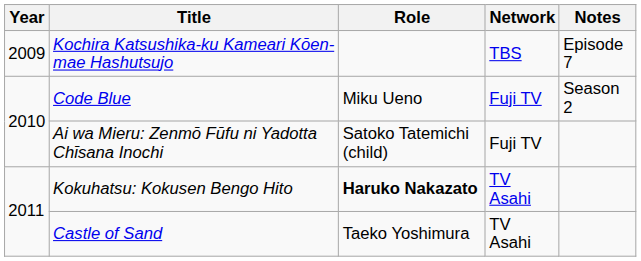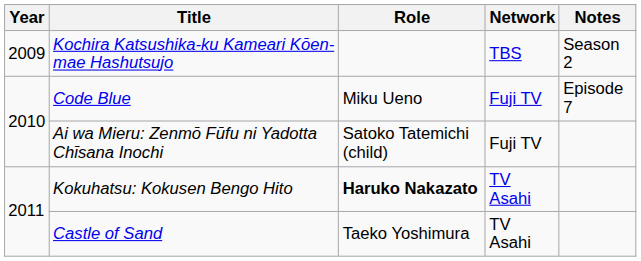(593, 53) Episode 7 -> (591, 53) Season 2
(591, 98) Season 2 -> (593, 98) Episode 7
